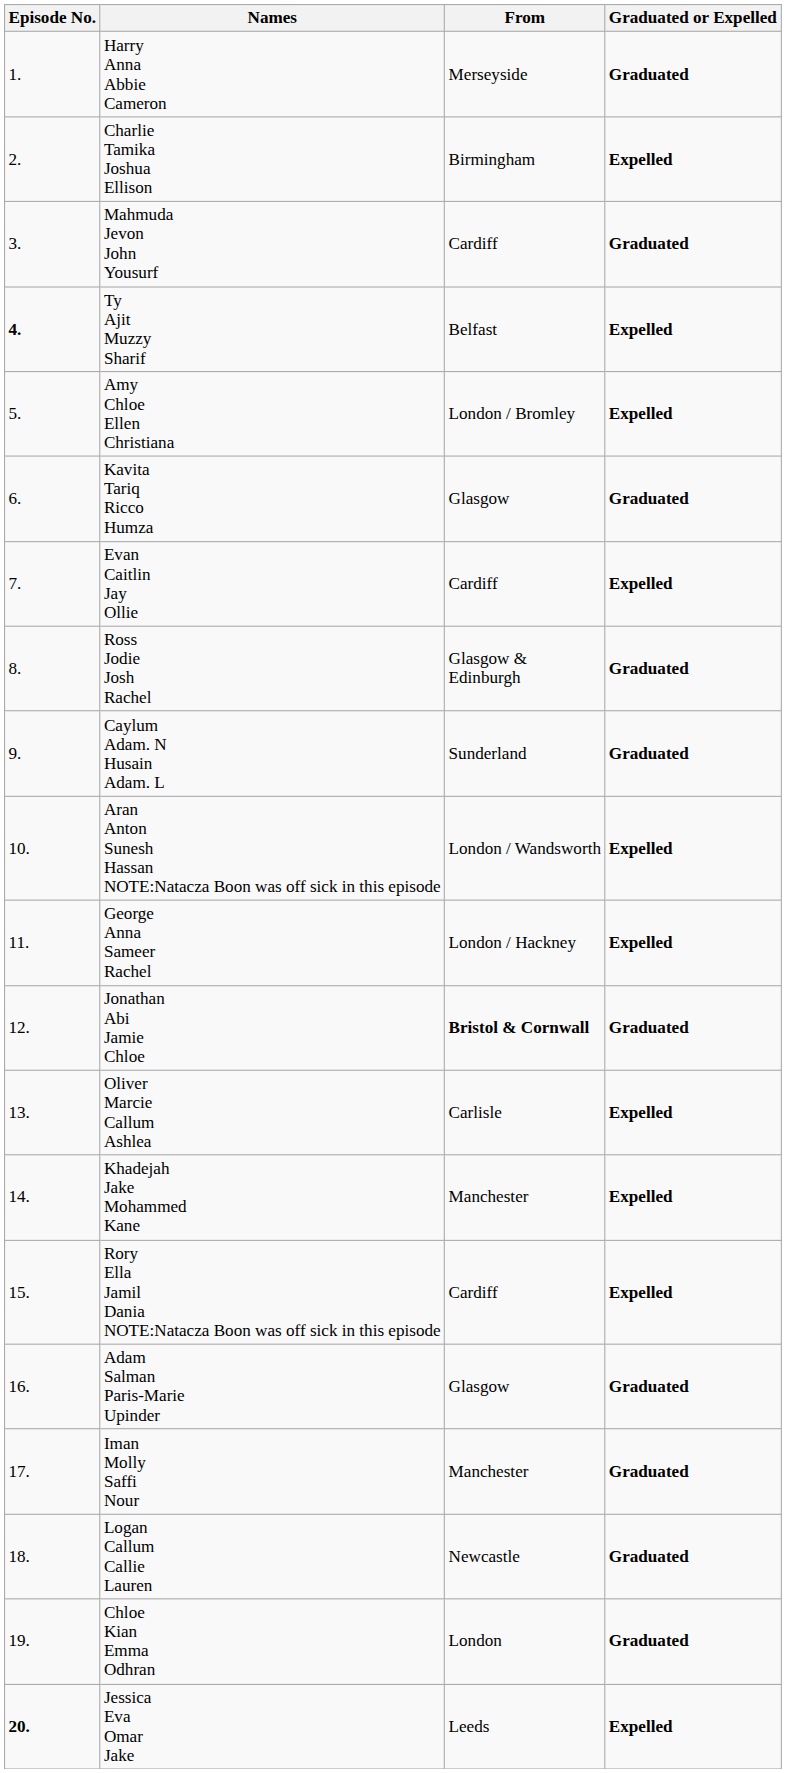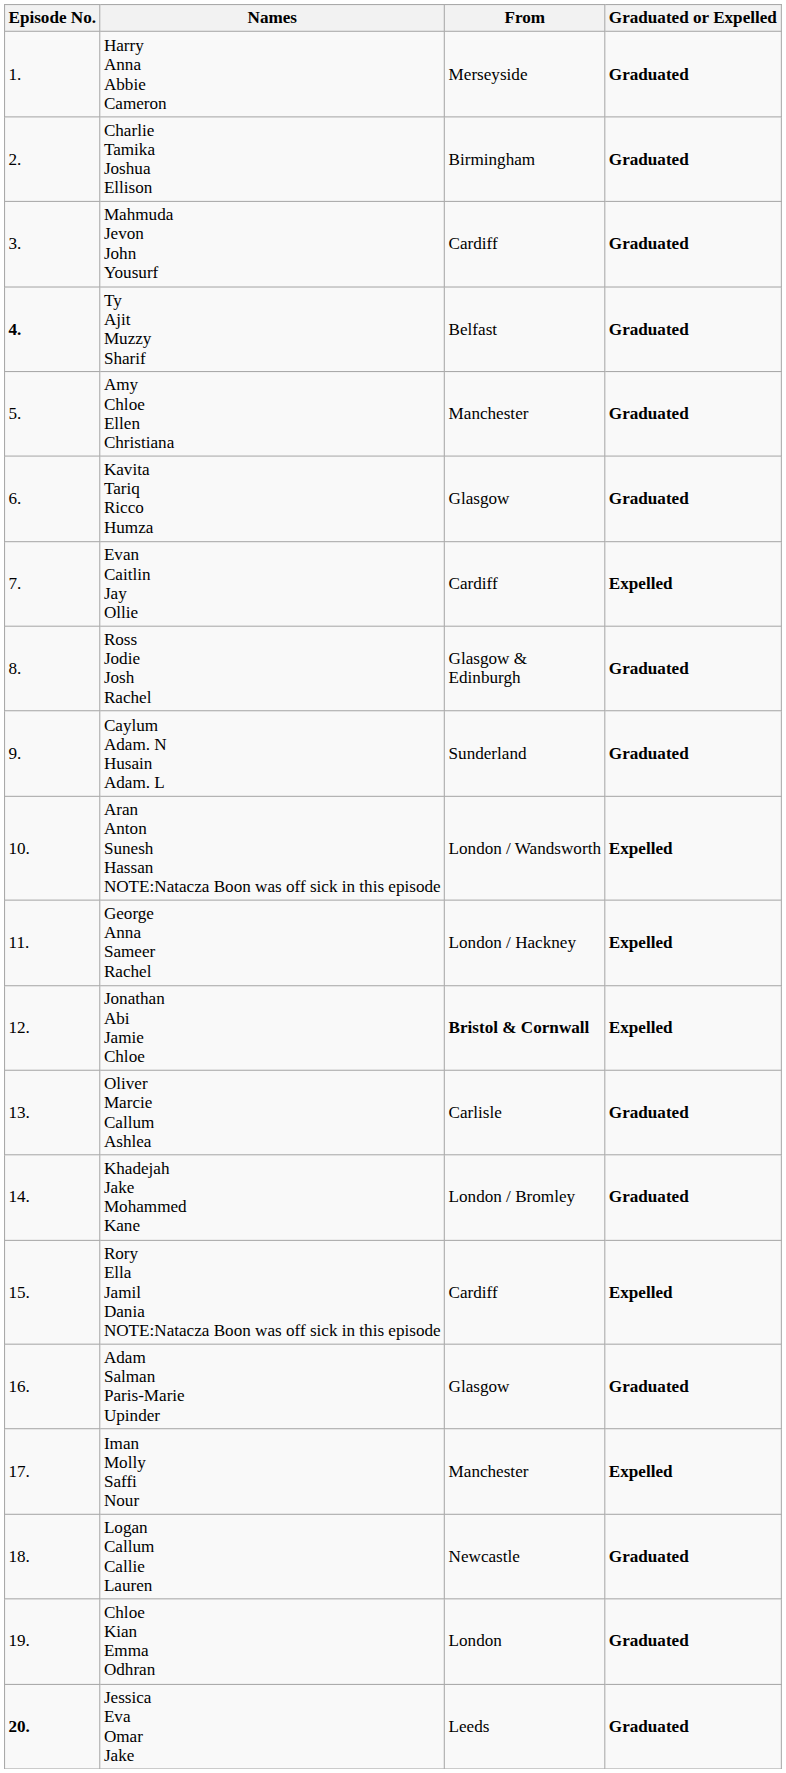(641, 159) Expelled -> (649, 159) Graduated
(641, 328) Expelled -> (649, 328) Graduated
(512, 413) London / Bromley -> (489, 413) Manchester
(641, 413) Expelled -> (649, 413) Graduated
(649, 1027) Graduated -> (641, 1027) Expelled
(641, 1112) Expelled -> (649, 1112) Graduated
(489, 1197) Manchester -> (512, 1197) London / Bromley
(641, 1197) Expelled -> (649, 1197) Graduated
(649, 1471) Graduated -> (641, 1471) Expelled
(641, 1726) Expelled -> (649, 1726) Graduated
